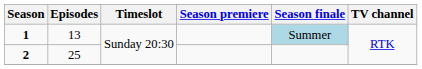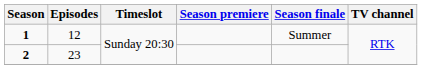(74, 34) 13 -> (74, 34) 12
(310, 34) lightblue background -> (310, 34) no background
(74, 54) 25 -> (74, 54) 23
